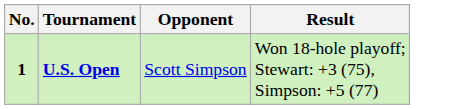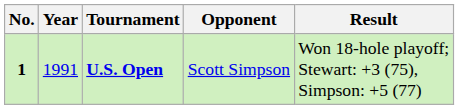+ column: (60, 19)
